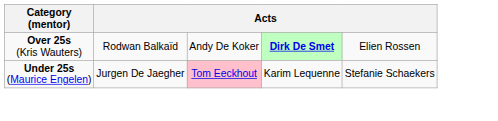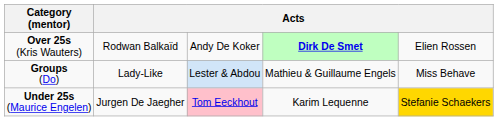+ row: (49, 75)
(390, 75) no background -> (446, 102) gold background
